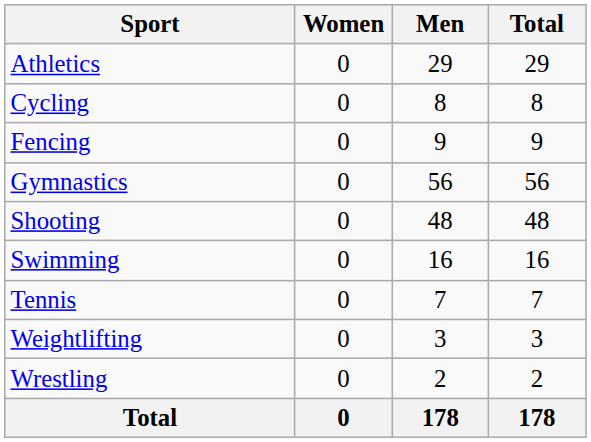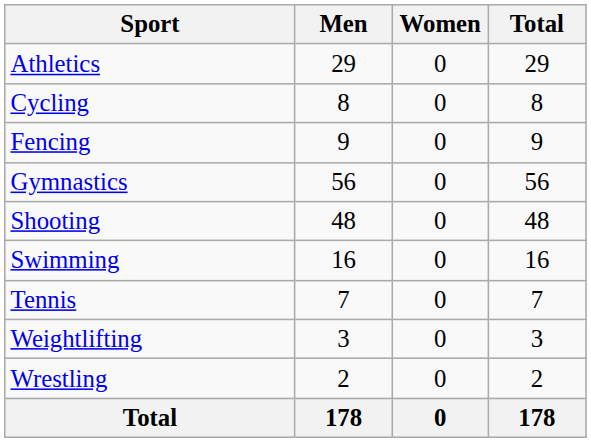columns swapped: (440, 24) <-> (344, 24)
